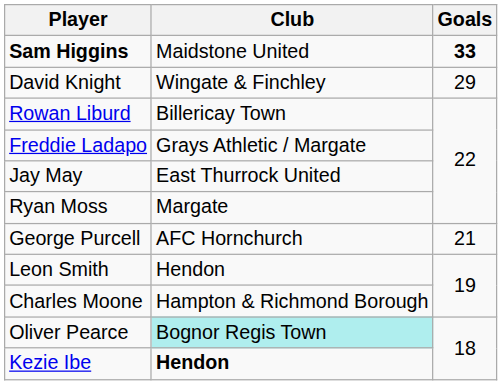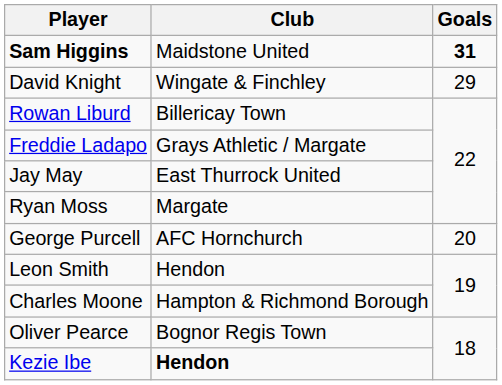(465, 51) 33 -> (465, 51) 31
(465, 238) 21 -> (465, 238) 20
(241, 332) paleturquoise background -> (241, 332) no background
